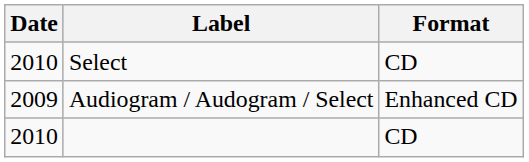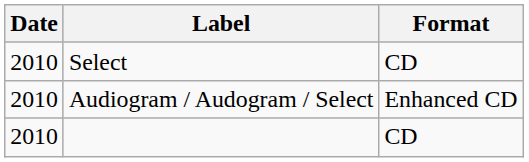(34, 99) 2009 -> (34, 99) 2010
